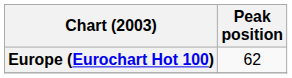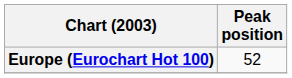(252, 60) 62 -> (252, 60) 52
